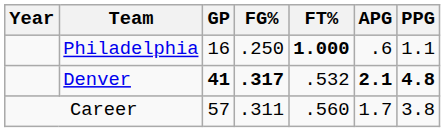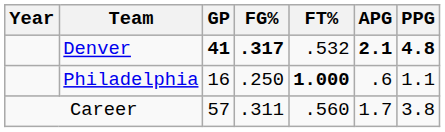rows swapped: (97, 81) <-> (131, 51)
